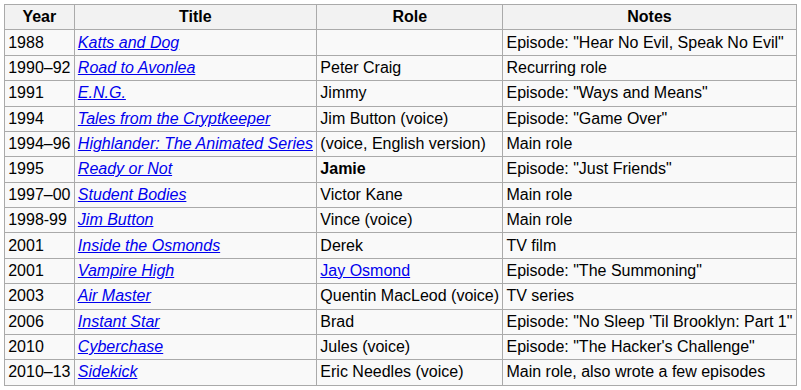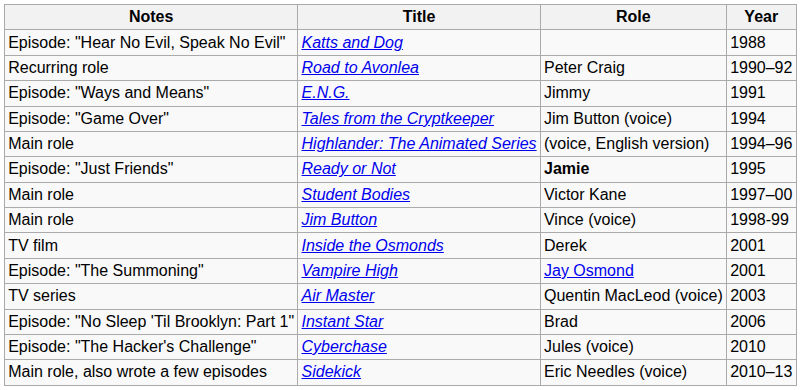columns swapped: (39, 17) <-> (649, 17)
